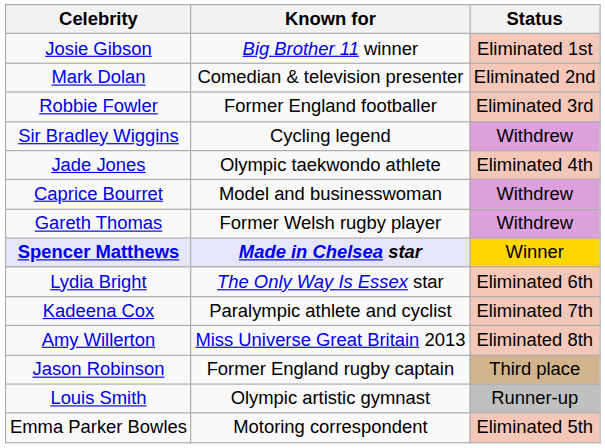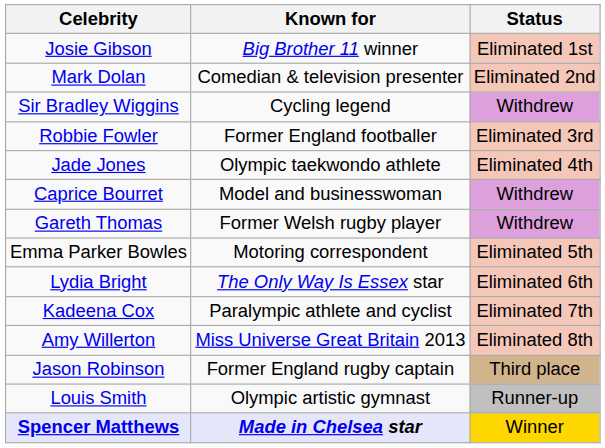rows swapped: (98, 106) <-> (98, 135)
rows swapped: (98, 427) <-> (98, 252)
